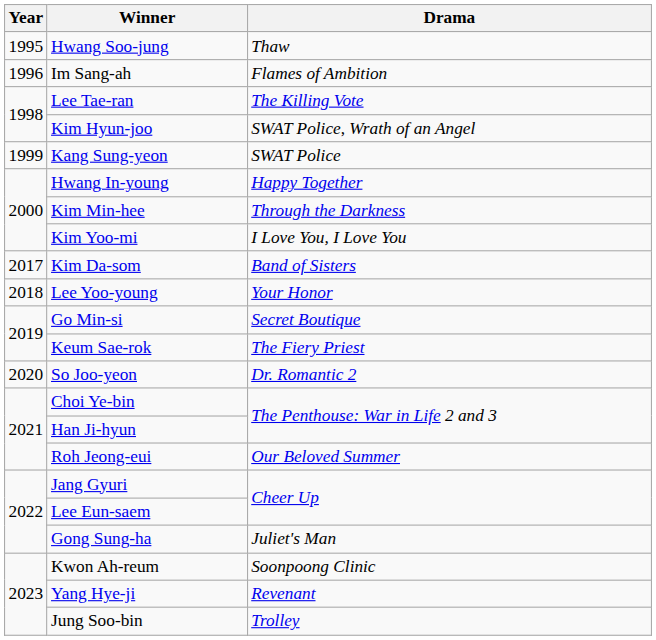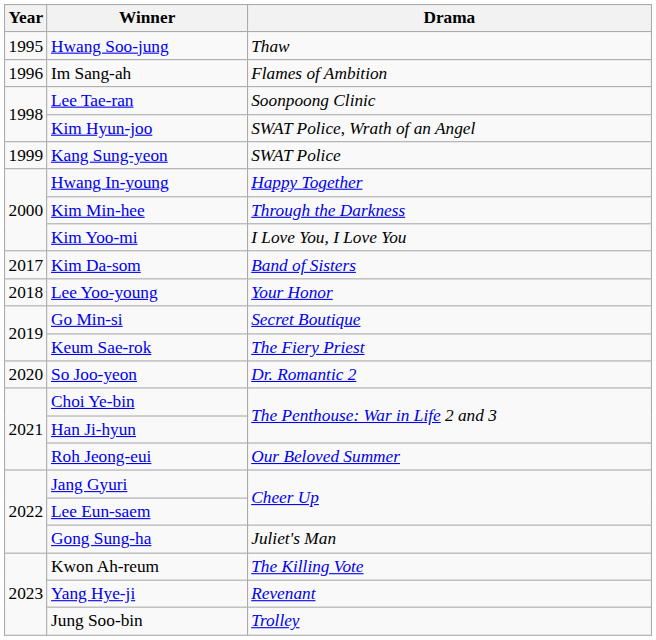(307, 100) The Killing Vote -> (313, 100) Soonpoong Clinic
(313, 566) Soonpoong Clinic -> (307, 566) The Killing Vote
